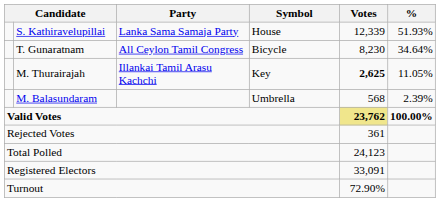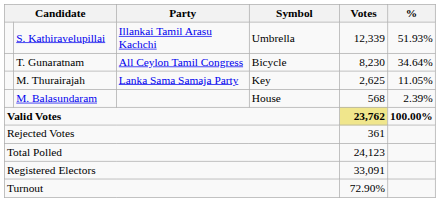(179, 31) Lanka Sama Samaja Party -> (165, 37) Illankai Tamil Arasu Kachchi
(266, 31) House -> (273, 37) Umbrella
(165, 73) Illankai Tamil Arasu Kachchi -> (179, 80) Lanka Sama Samaja Party
(372, 73) bold -> (372, 80) normal
(273, 98) Umbrella -> (266, 98) House
